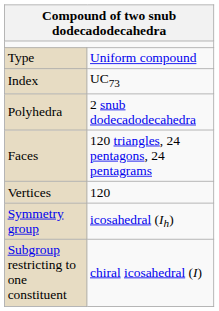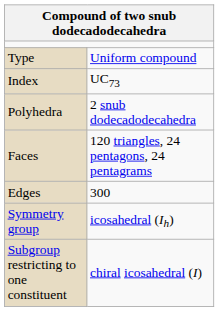+ row: (24, 192)
- row: (29, 192)
